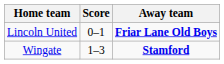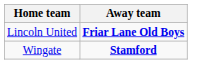- column: (96, 13)
